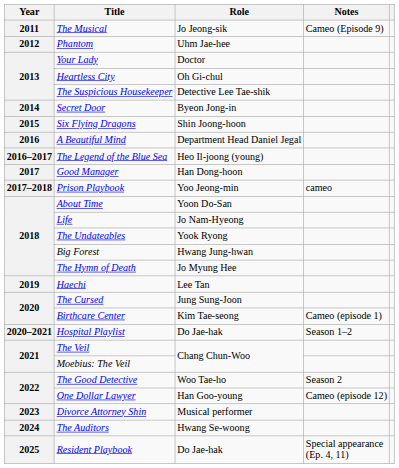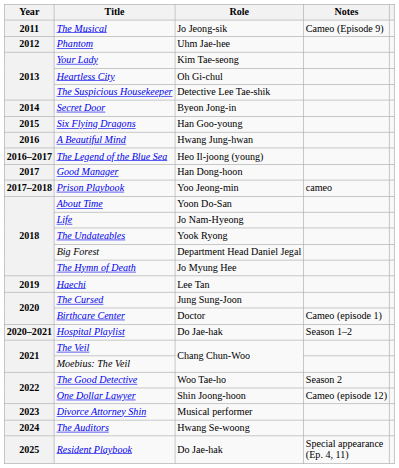(191, 60) Doctor -> (208, 60) Kim Tae-seong
(211, 124) Shin Joong-hoon -> (210, 124) Han Goo-young
(239, 140) Department Head Daniel Jegal -> (215, 140) Hwang Jung-hwan
(215, 252) Hwang Jung-hwan -> (239, 252) Department Head Daniel Jegal
(208, 316) Kim Tae-seong -> (191, 316) Doctor
(210, 396) Han Goo-young -> (211, 396) Shin Joong-hoon
